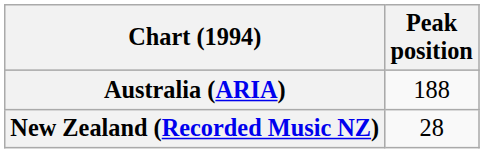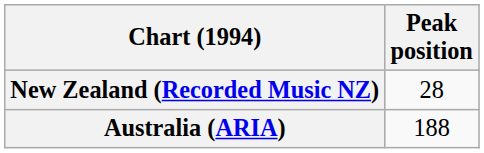rows swapped: (195, 89) <-> (195, 128)
